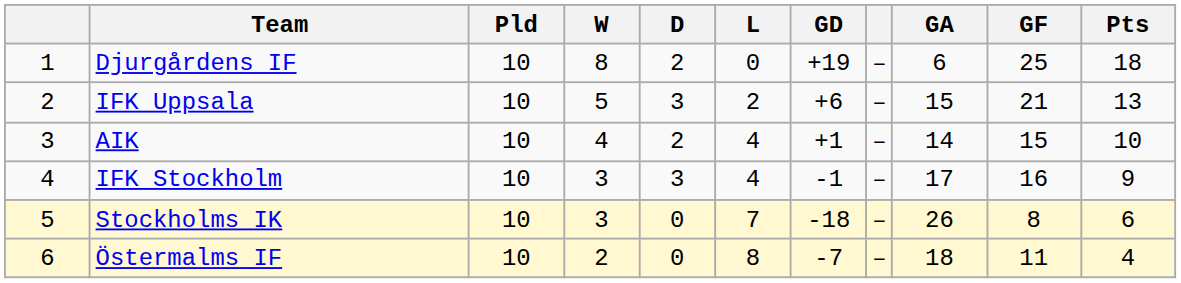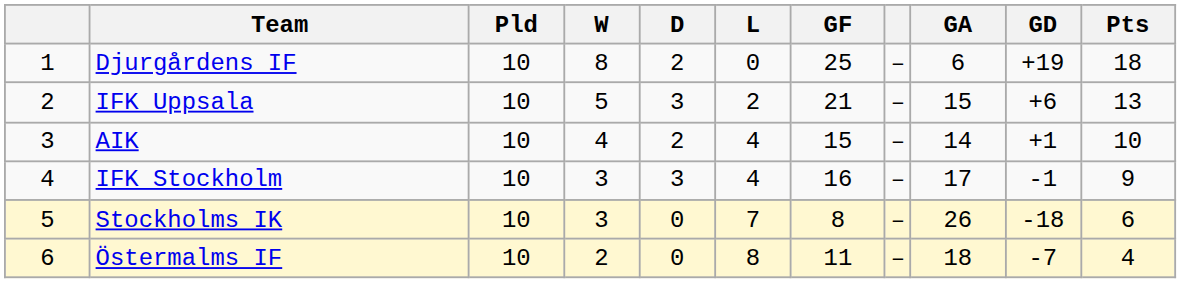columns swapped: (1034, 24) <-> (829, 24)
